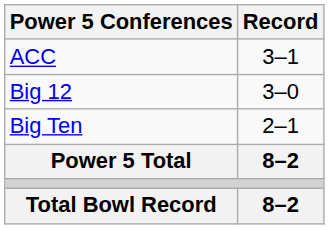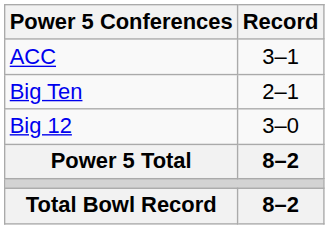rows swapped: (46, 126) <-> (41, 91)
